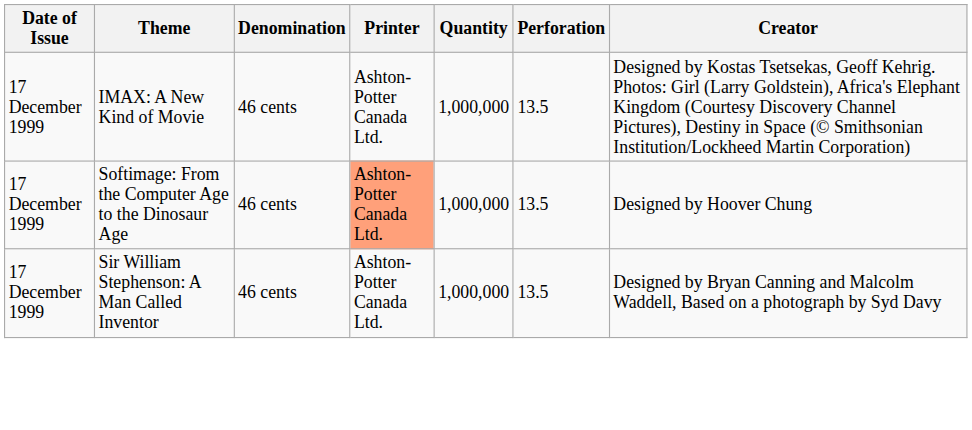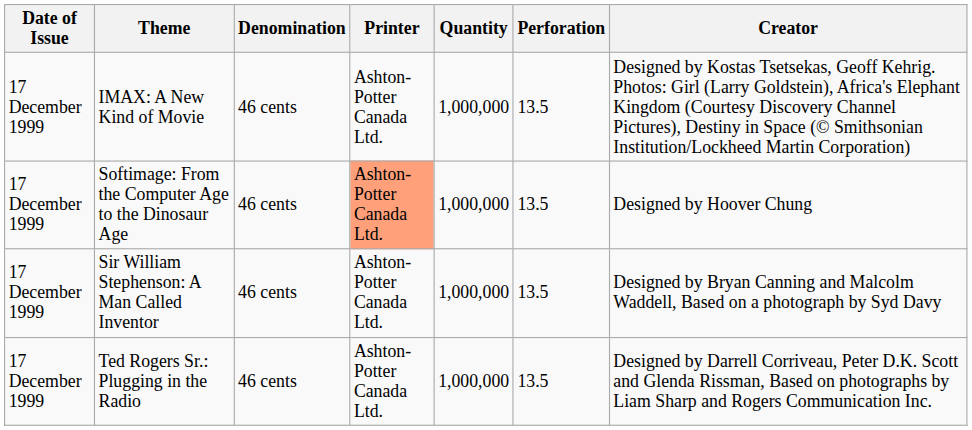+ row: (153, 380)
